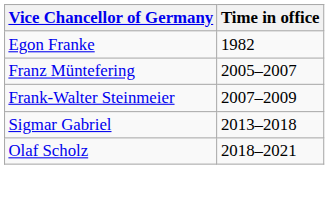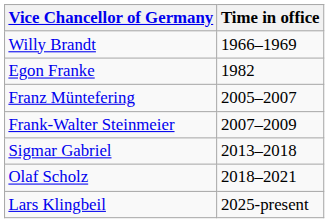+ row: (52, 44)
+ row: (57, 204)
